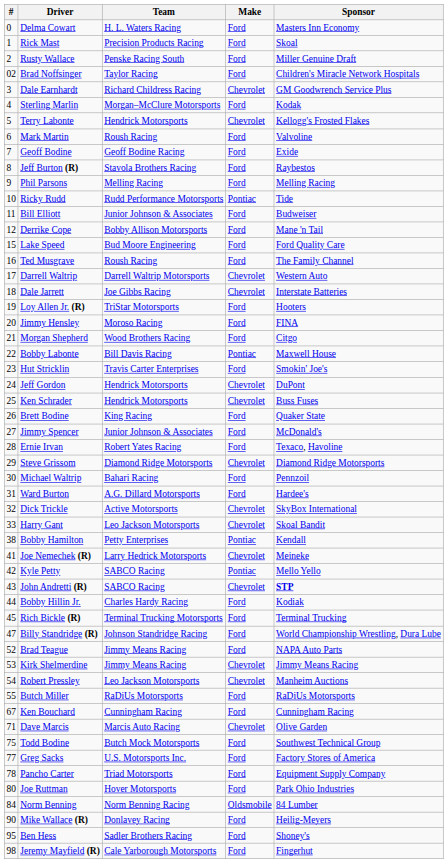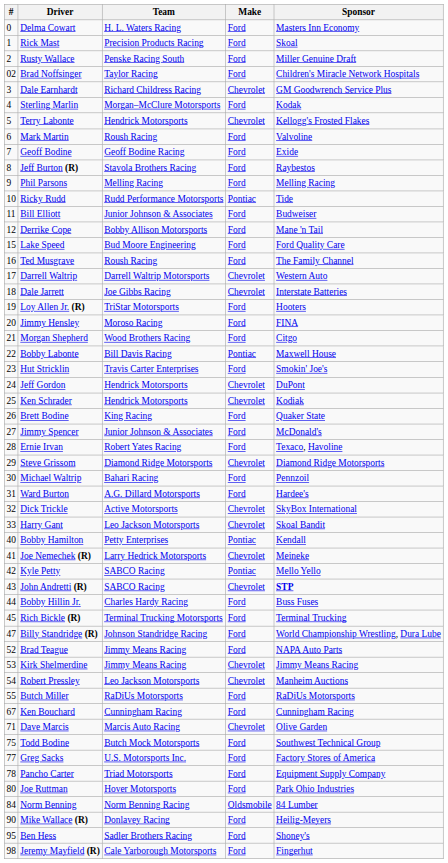(297, 400) Buss Fuses -> (290, 400) Kodiak
(11, 540) 38 -> (11, 540) 40
(290, 602) Kodiak -> (297, 602) Buss Fuses
